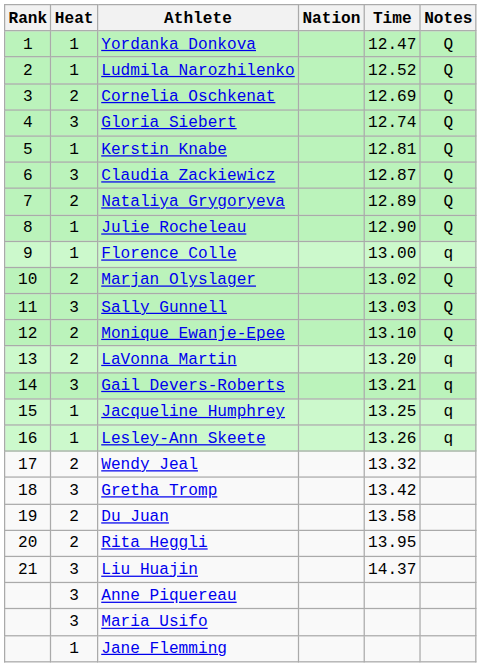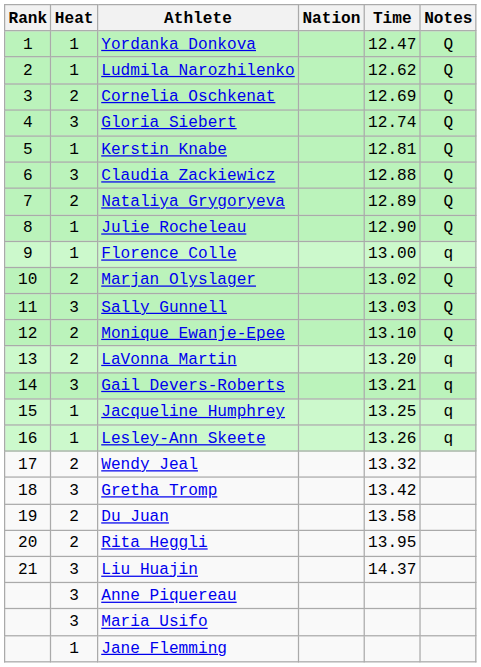(392, 70) 12.52 -> (392, 70) 12.62
(392, 175) 12.87 -> (392, 175) 12.88
